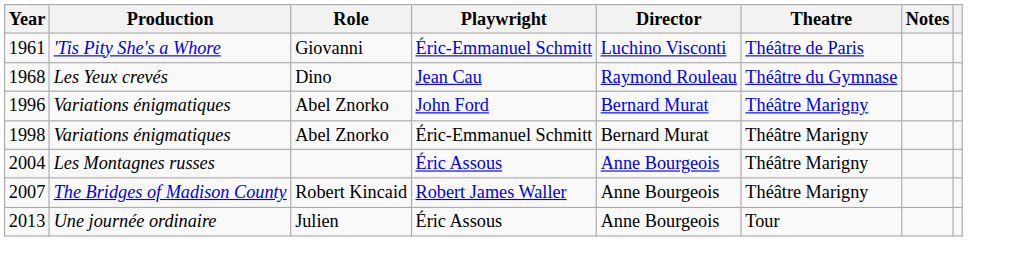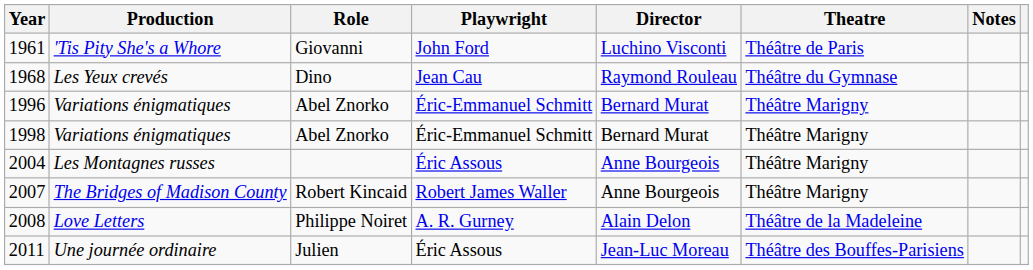(504, 47) Éric-Emmanuel Schmitt -> (452, 47) John Ford
(452, 105) John Ford -> (504, 105) Éric-Emmanuel Schmitt
+ row: (27, 221)
+ row: (27, 250)
- row: (27, 221)
